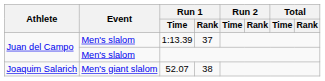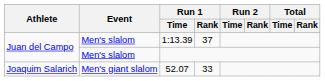(207, 69) 38 -> (207, 69) 33
